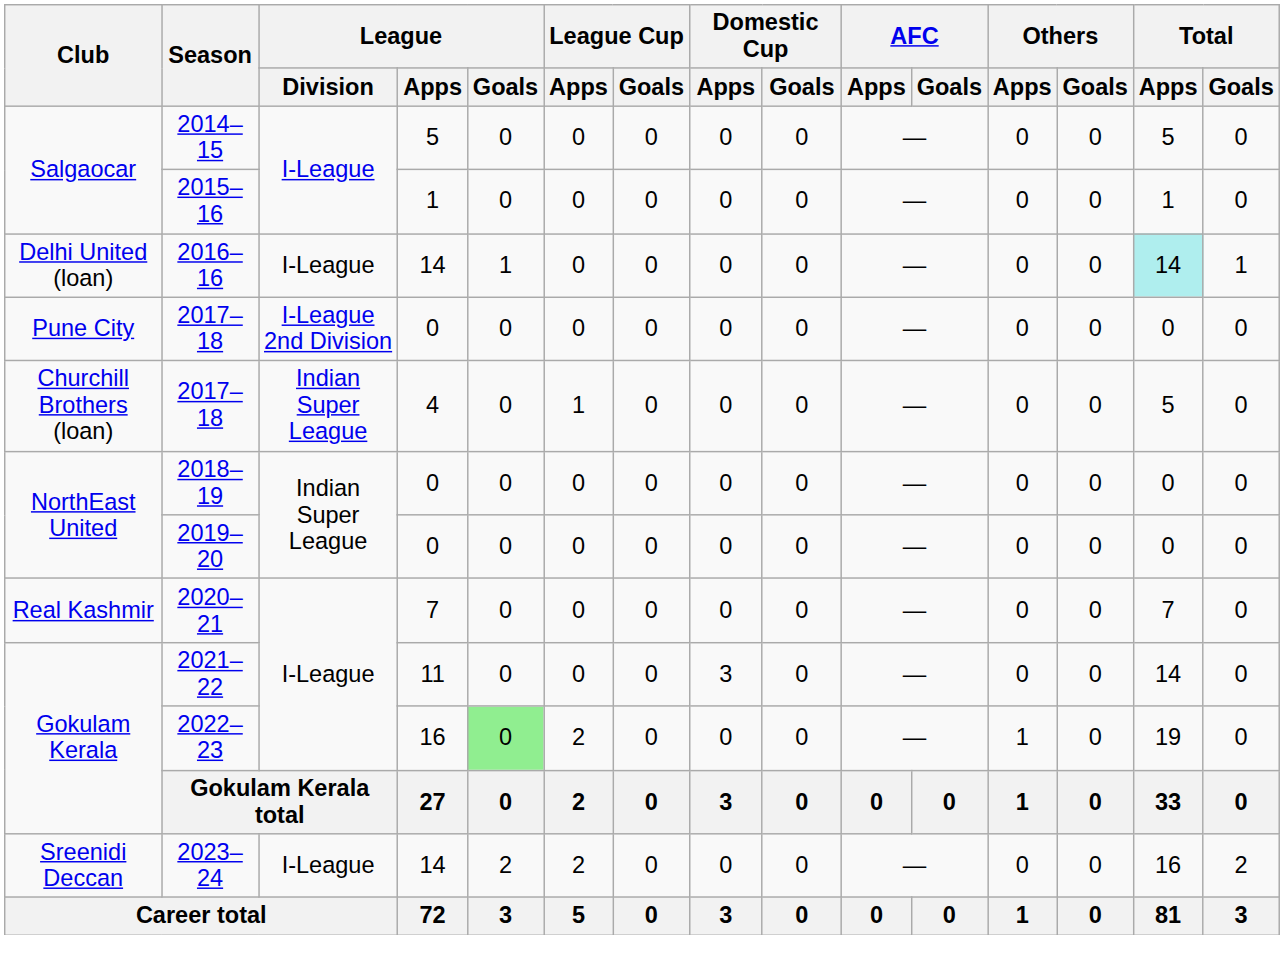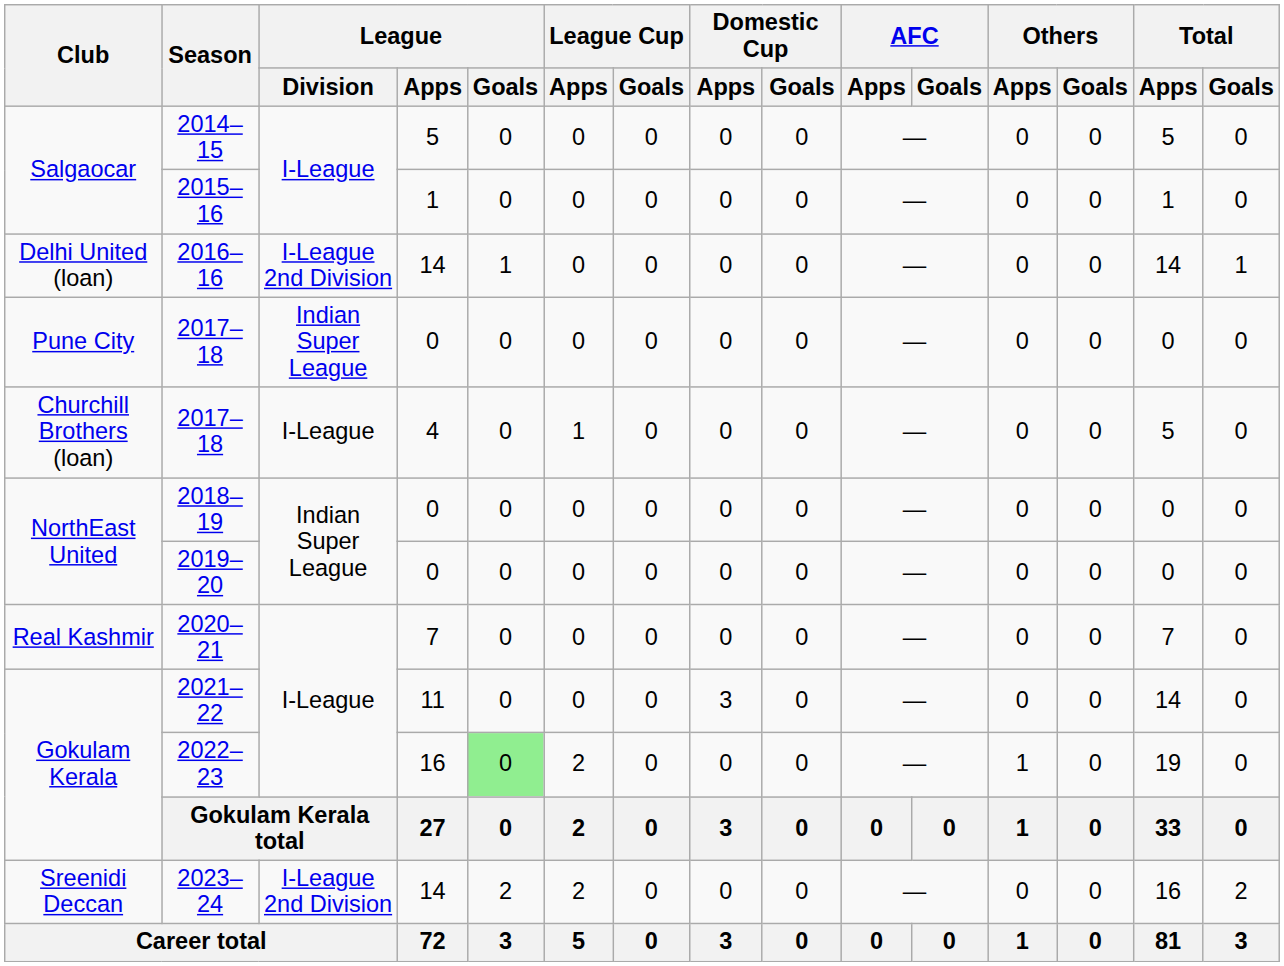(328, 264) I-League -> (328, 264) I-League 2nd Division
(1168, 264) paleturquoise background -> (1168, 264) no background
(328, 328) I-League 2nd Division -> (328, 341) Indian Super League
(328, 405) Indian Super League -> (328, 432) I-League
(328, 865) I-League -> (328, 891) I-League 2nd Division
